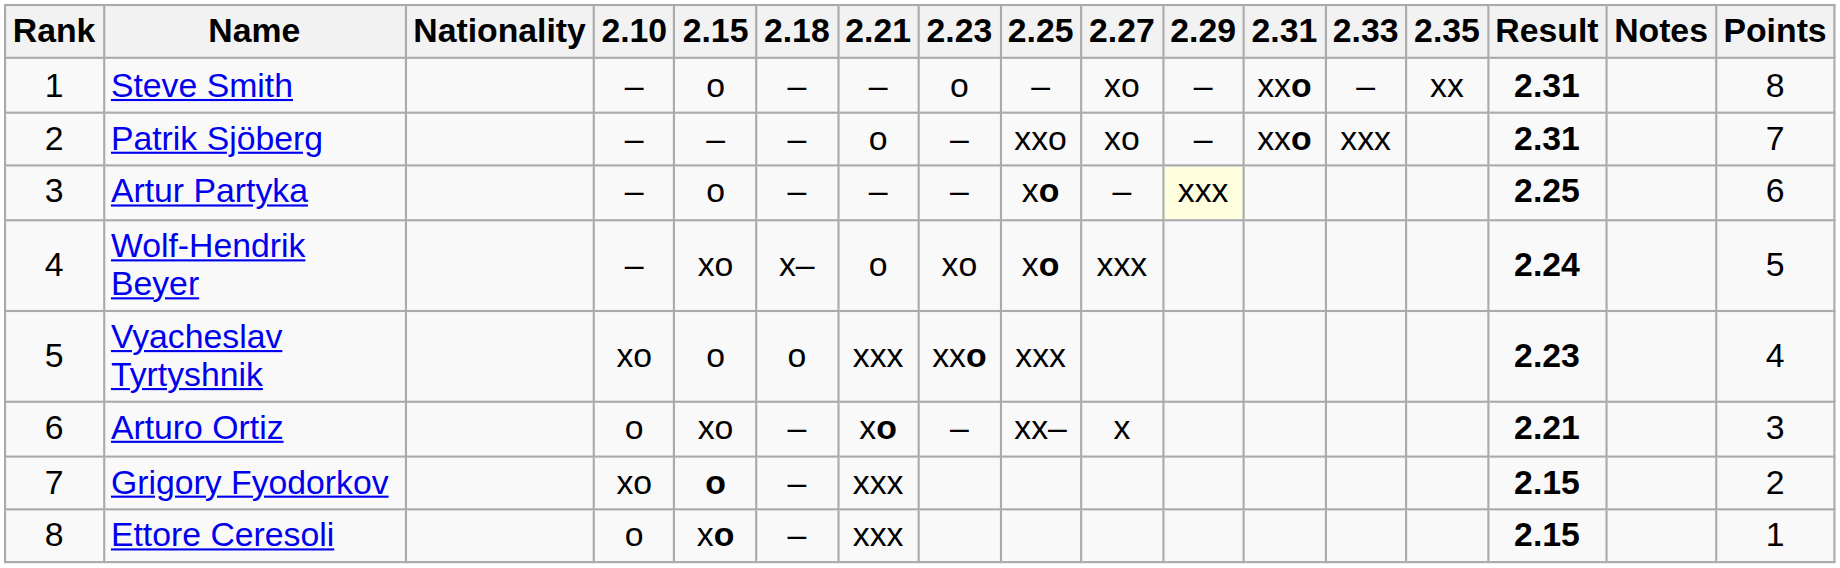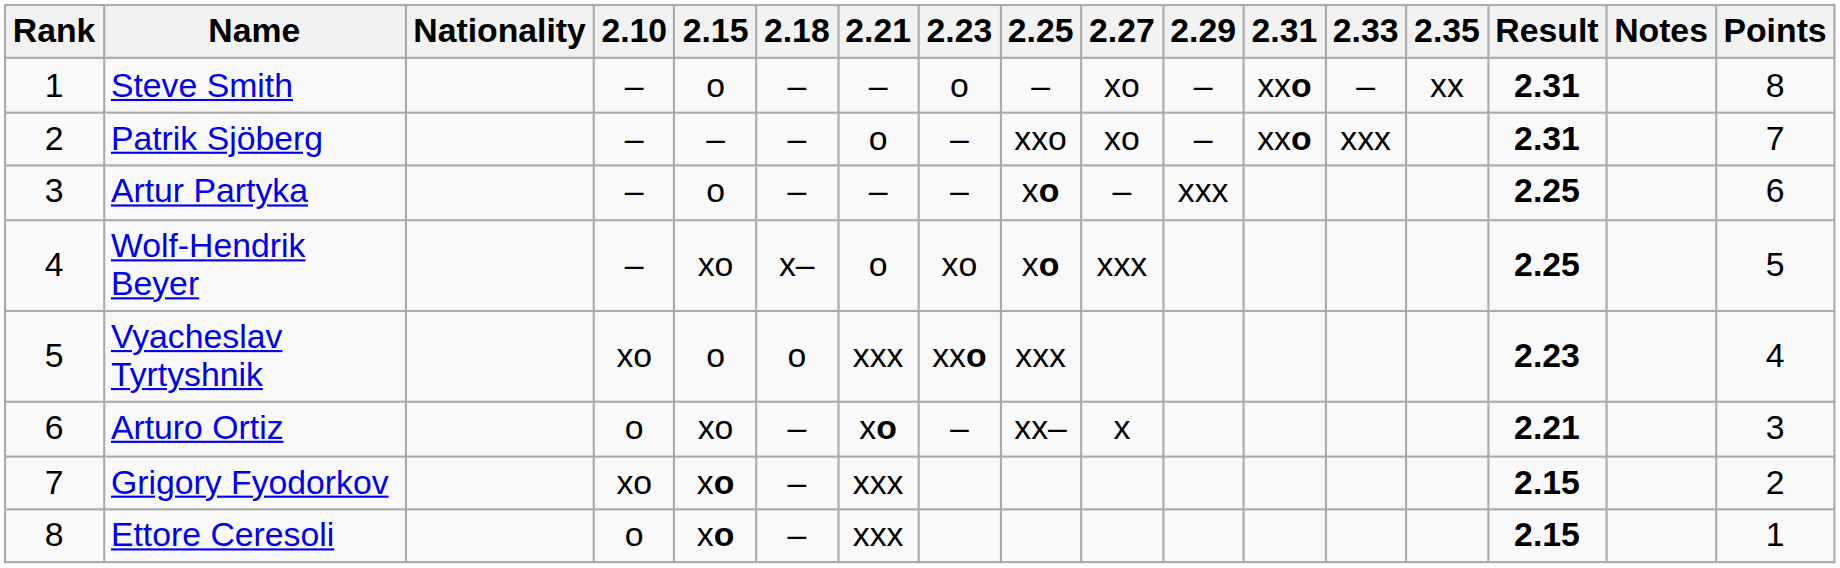(1203, 191) lightyellow background -> (1203, 191) no background
(1547, 264) 2.24 -> (1547, 264) 2.25
(716, 482) o -> (716, 482) xo
